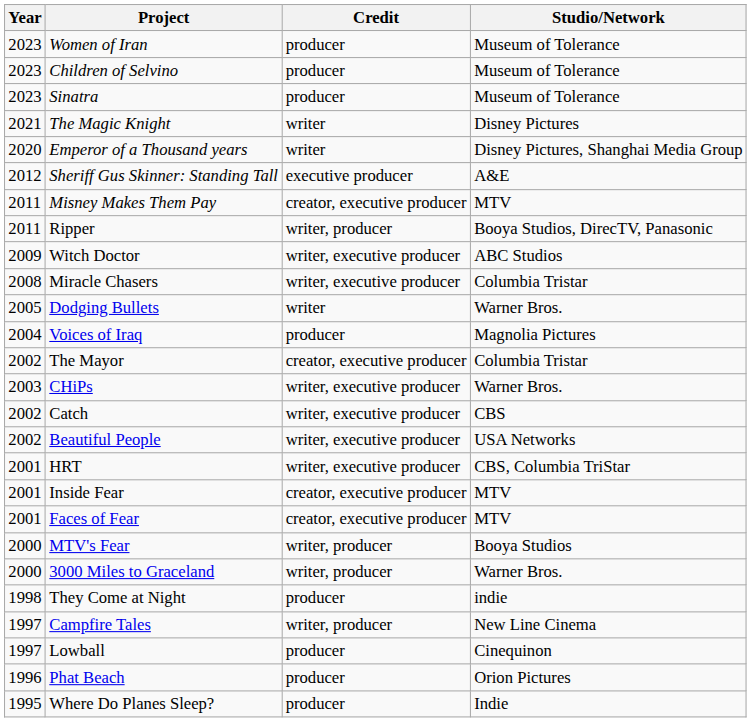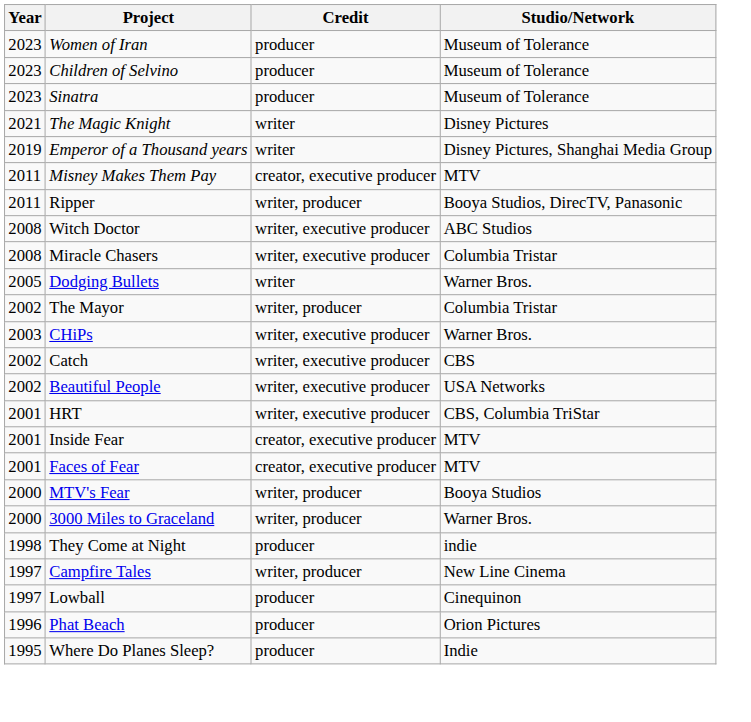(25, 149) 2020 -> (25, 149) 2019
- row: (164, 176)
(25, 255) 2009 -> (25, 228) 2008
- row: (96, 334)
(376, 360) creator, executive producer -> (308, 307) writer, producer
